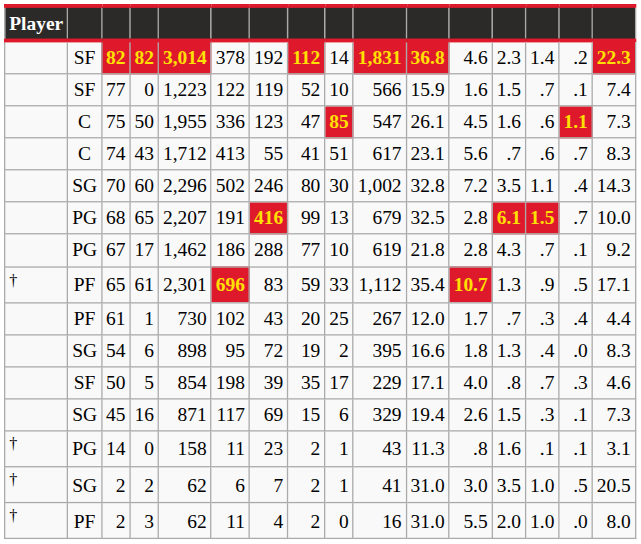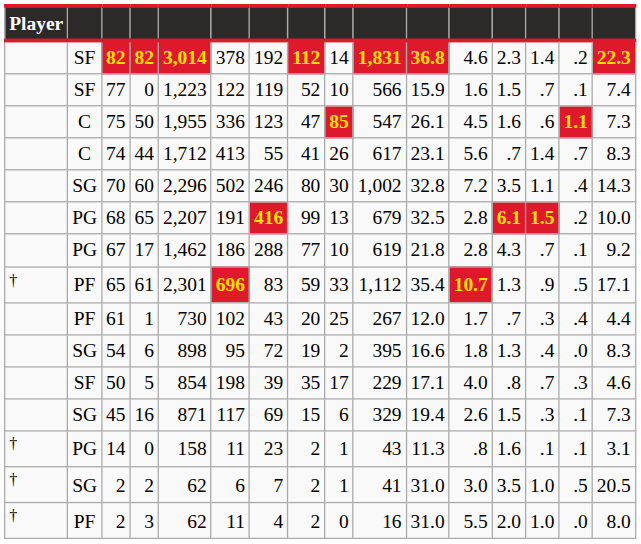(144, 154) 43 -> (144, 154) 44
(339, 154) 51 -> (339, 154) 26
(547, 154) .6 -> (542, 154) 1.4
(580, 218) .7 -> (580, 218) .2
